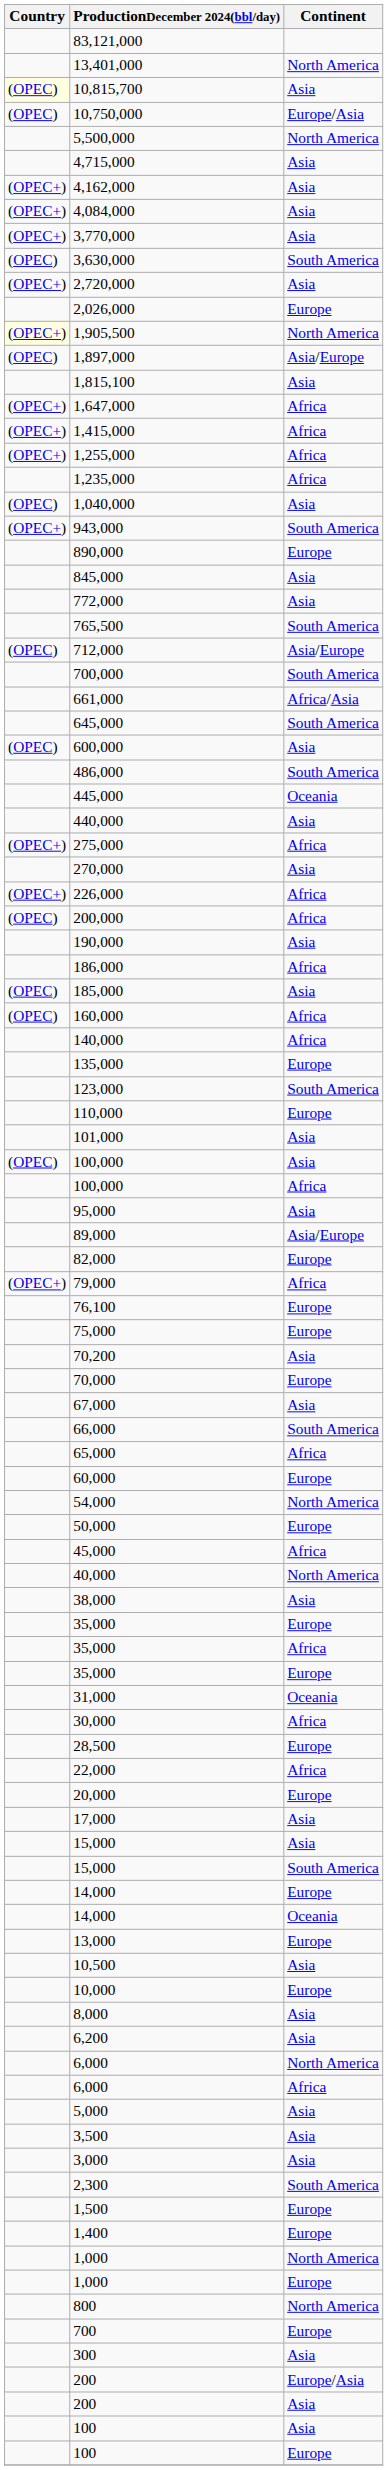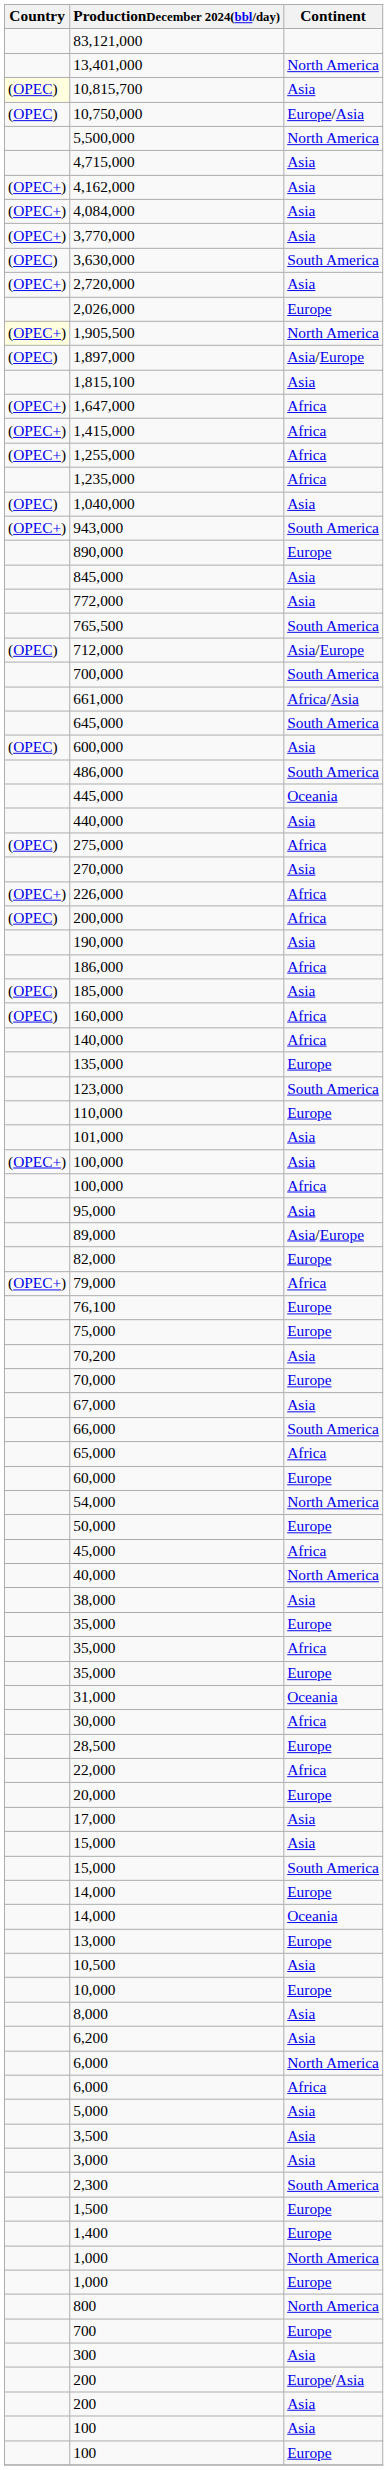(37, 844) (OPEC+) -> (33, 844) (OPEC)
(33, 1161) (OPEC) -> (37, 1161) (OPEC+)
